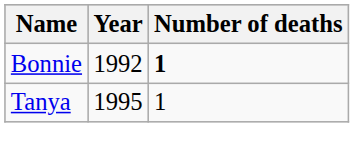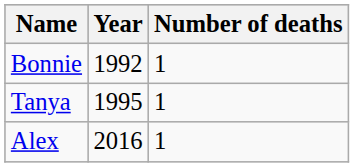(160, 63) bold -> (160, 63) normal
+ row: (35, 141)
